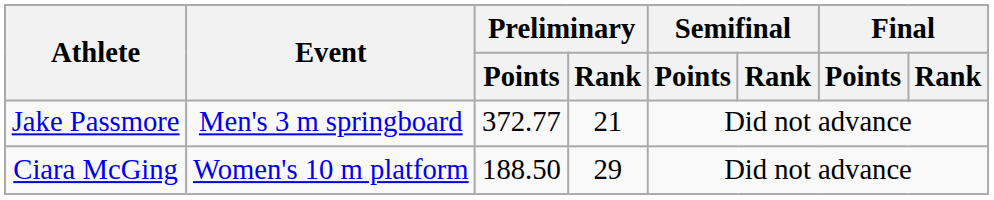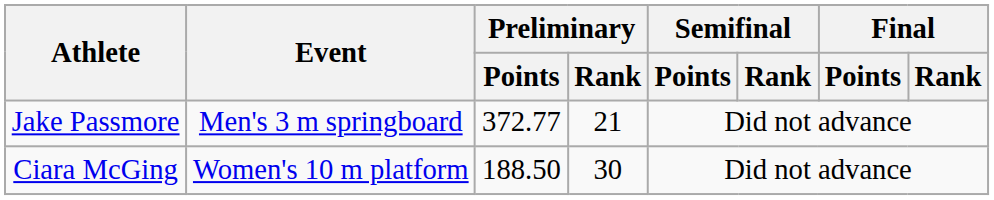(608, 170) 29 -> (608, 170) 30
